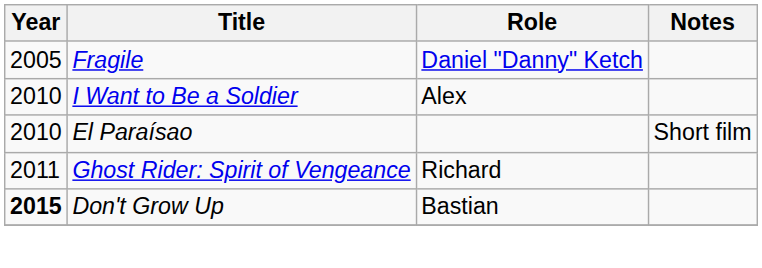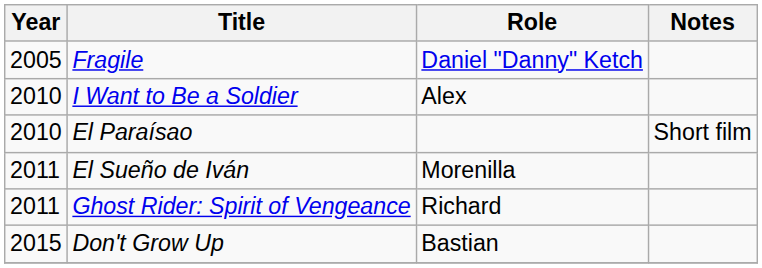+ row: (161, 170)
(36, 206) bold -> (36, 243) normal
